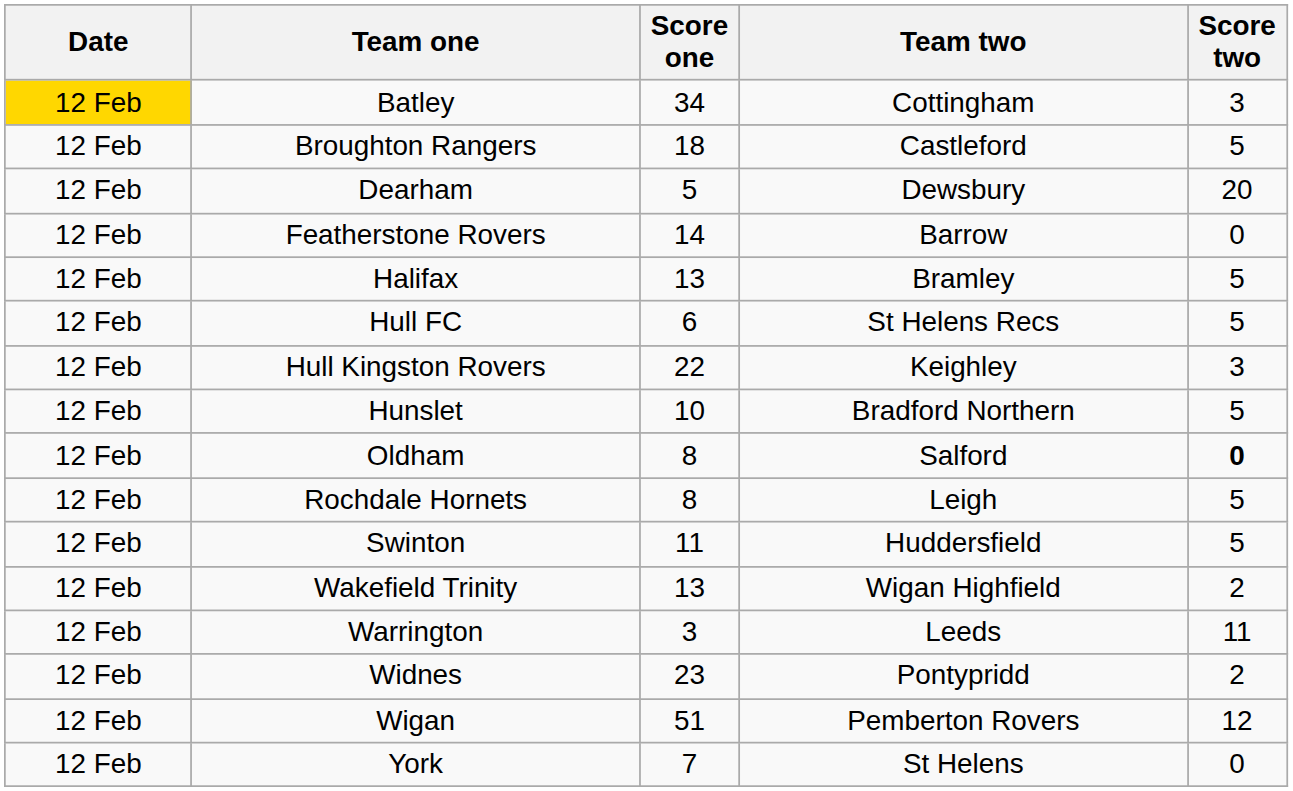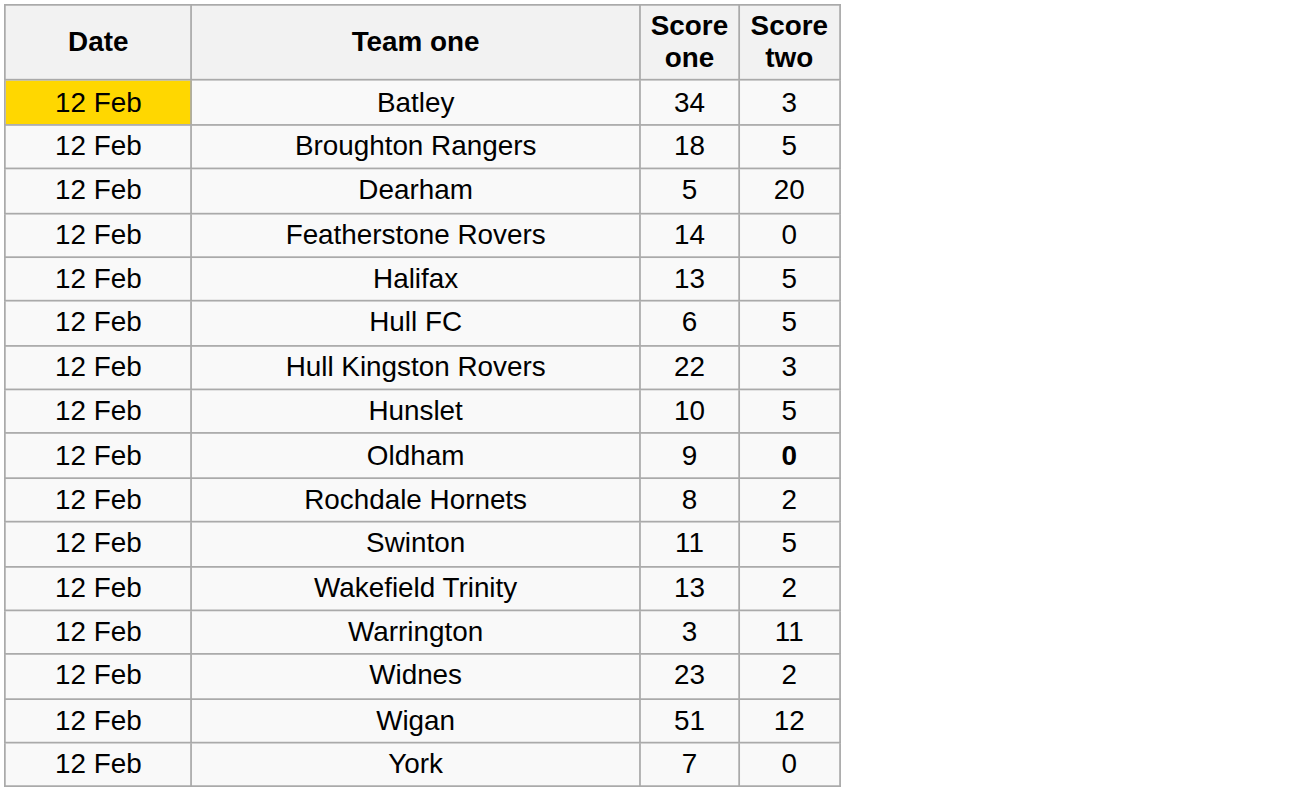- column: (963, 42)
(689, 455) 8 -> (689, 455) 9
(1237, 499) 5 -> (789, 499) 2
